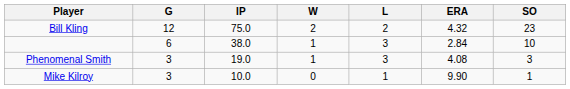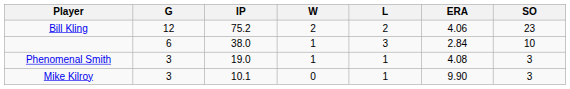(241, 28) 75.0 -> (241, 28) 75.2
(457, 28) 4.32 -> (457, 28) 4.06
(385, 60) 3 -> (385, 60) 1
(241, 76) 10.0 -> (241, 76) 10.1
(530, 76) 1 -> (530, 76) 3
